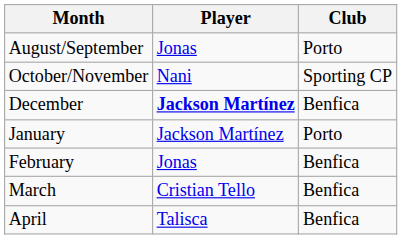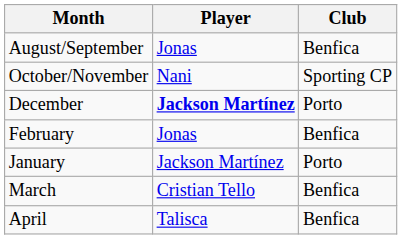(323, 47) Porto -> (331, 47) Benfica
(331, 104) Benfica -> (323, 104) Porto
rows swapped: (37, 133) <-> (41, 162)
